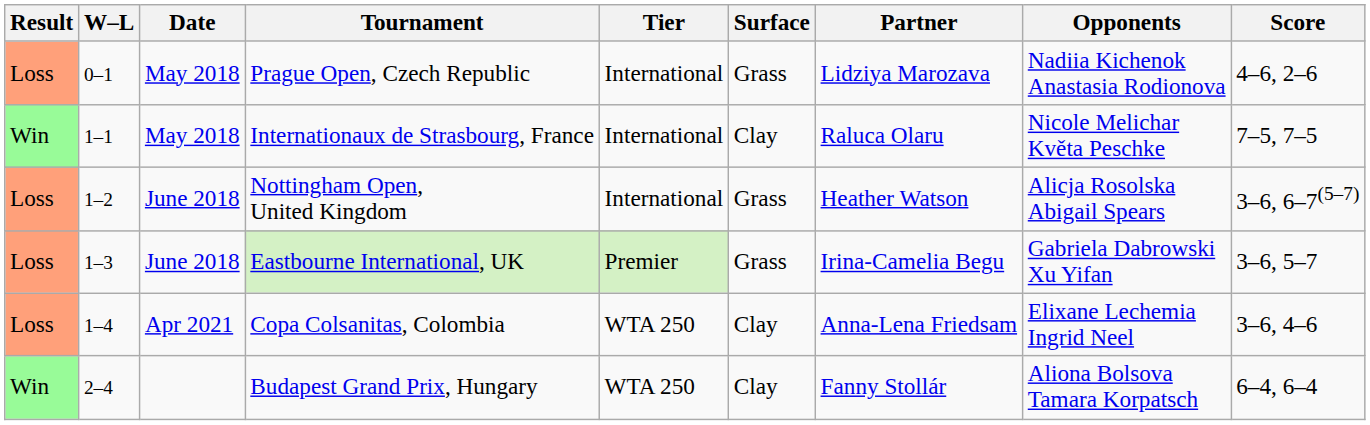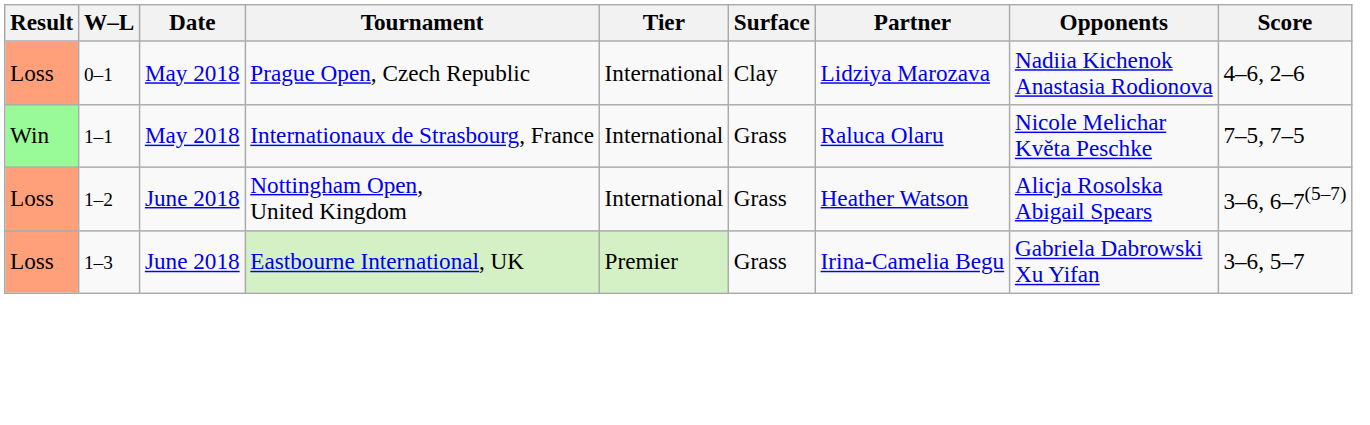(760, 72) Grass -> (756, 72) Clay
(756, 135) Clay -> (760, 135) Grass
- row: (378, 324)
- row: (394, 387)
